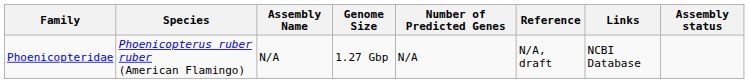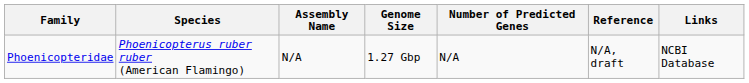- column: (702, 20)
